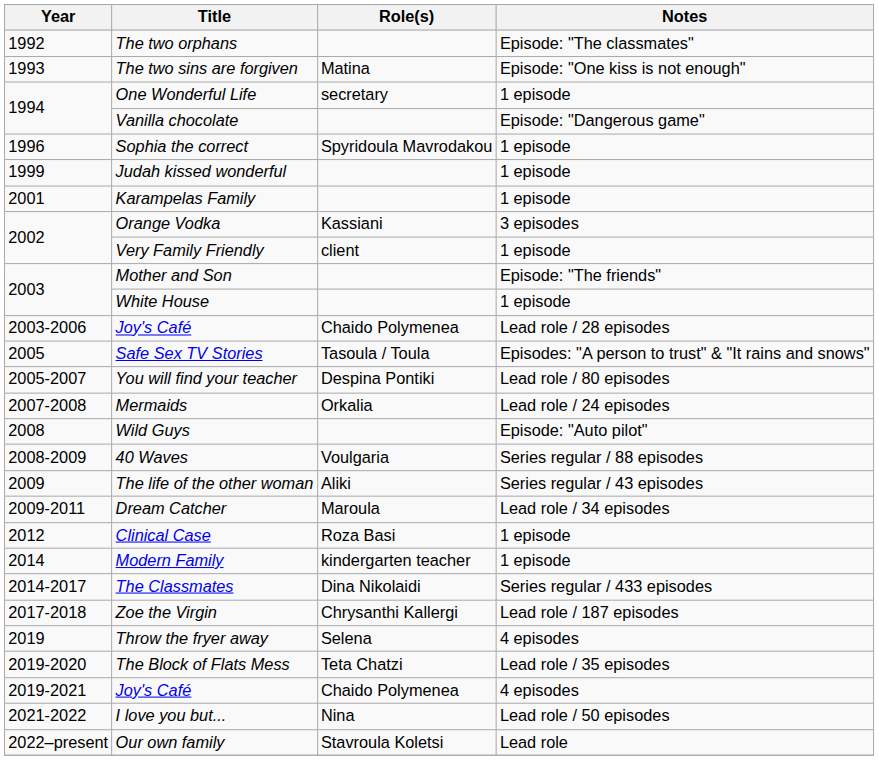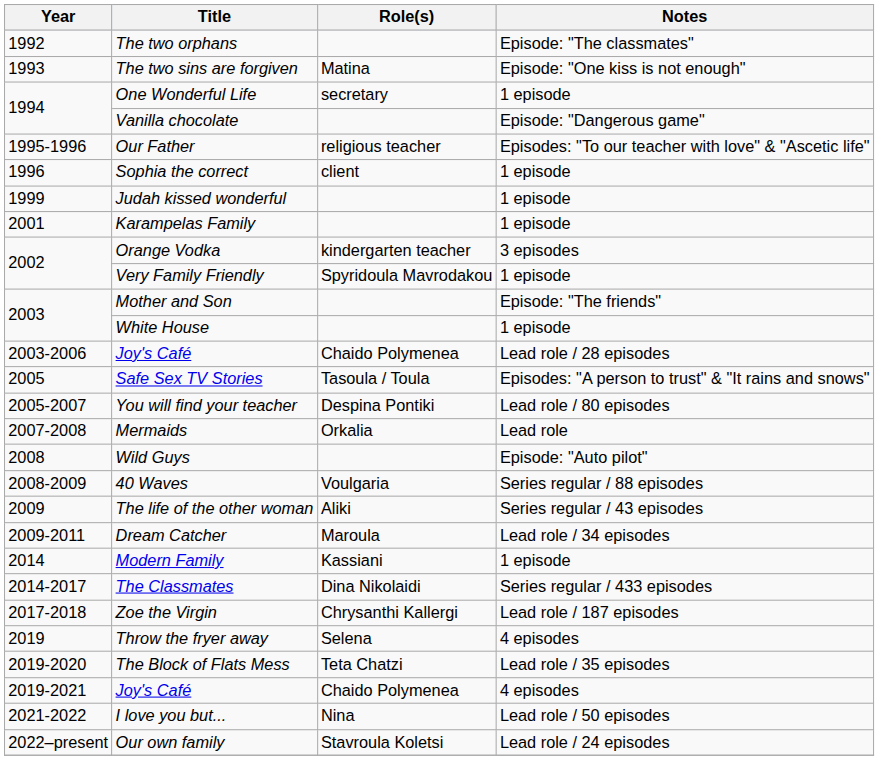+ row: (47, 146)
(407, 146) Spyridoula Mavrodakou -> (340, 172) client
(352, 224) Kassiani -> (396, 250) kindergarten teacher
(340, 250) client -> (407, 276) Spyridoula Mavrodakou
(585, 405) Lead role / 24 episodes -> (534, 431) Lead role
- row: (26, 535)
(396, 560) kindergarten teacher -> (352, 560) Kassiani
(534, 742) Lead role -> (585, 742) Lead role / 24 episodes
